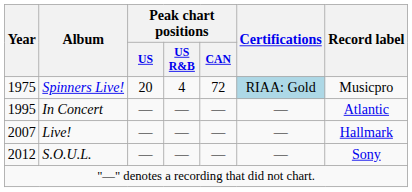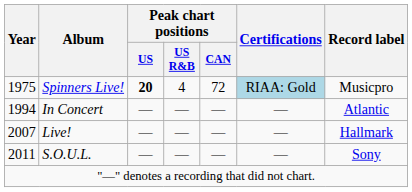(145, 87) normal -> (145, 87) bold
(22, 109) 1995 -> (22, 109) 1994
(22, 154) 2012 -> (22, 154) 2011
